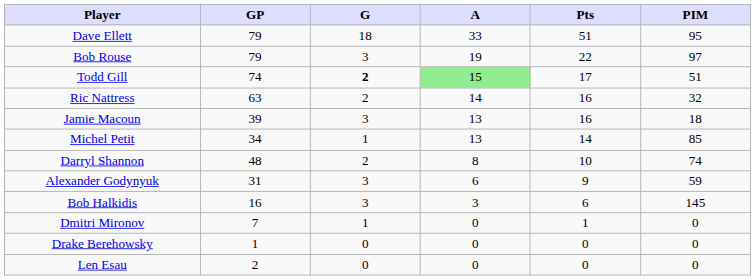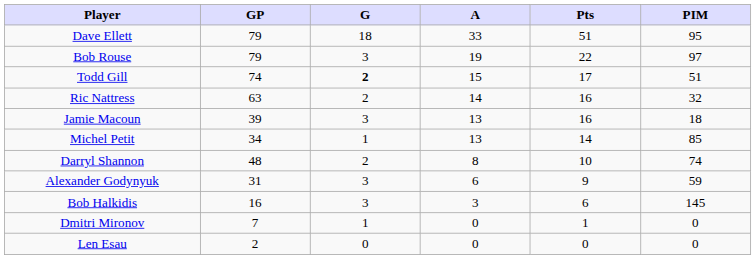(475, 77) lightgreen background -> (475, 77) no background
- row: (102, 243)
